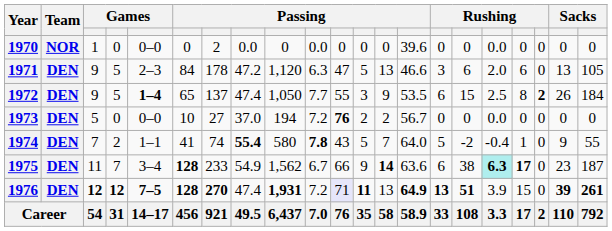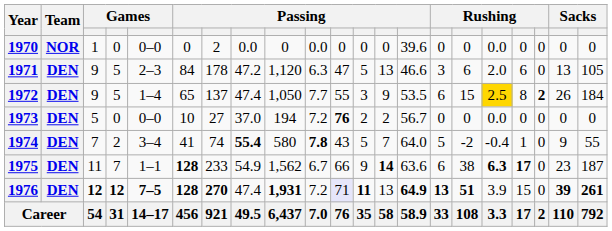(150, 94) bold -> (150, 94) normal
(497, 94) no background -> (497, 94) gold background
(150, 142) 1–1 -> (150, 142) 3–4
(150, 166) 3–4 -> (150, 166) 1–1
(497, 166) paleturquoise background -> (497, 166) no background
